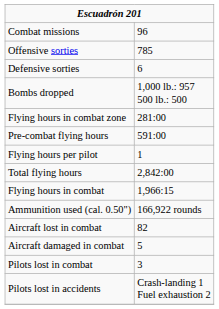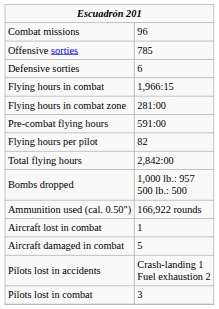rows swapped: (56, 191) <-> (41, 93)
(140, 154) 1 -> (142, 142) 82
(142, 227) 82 -> (140, 227) 1
rows swapped: (50, 264) <-> (54, 289)
